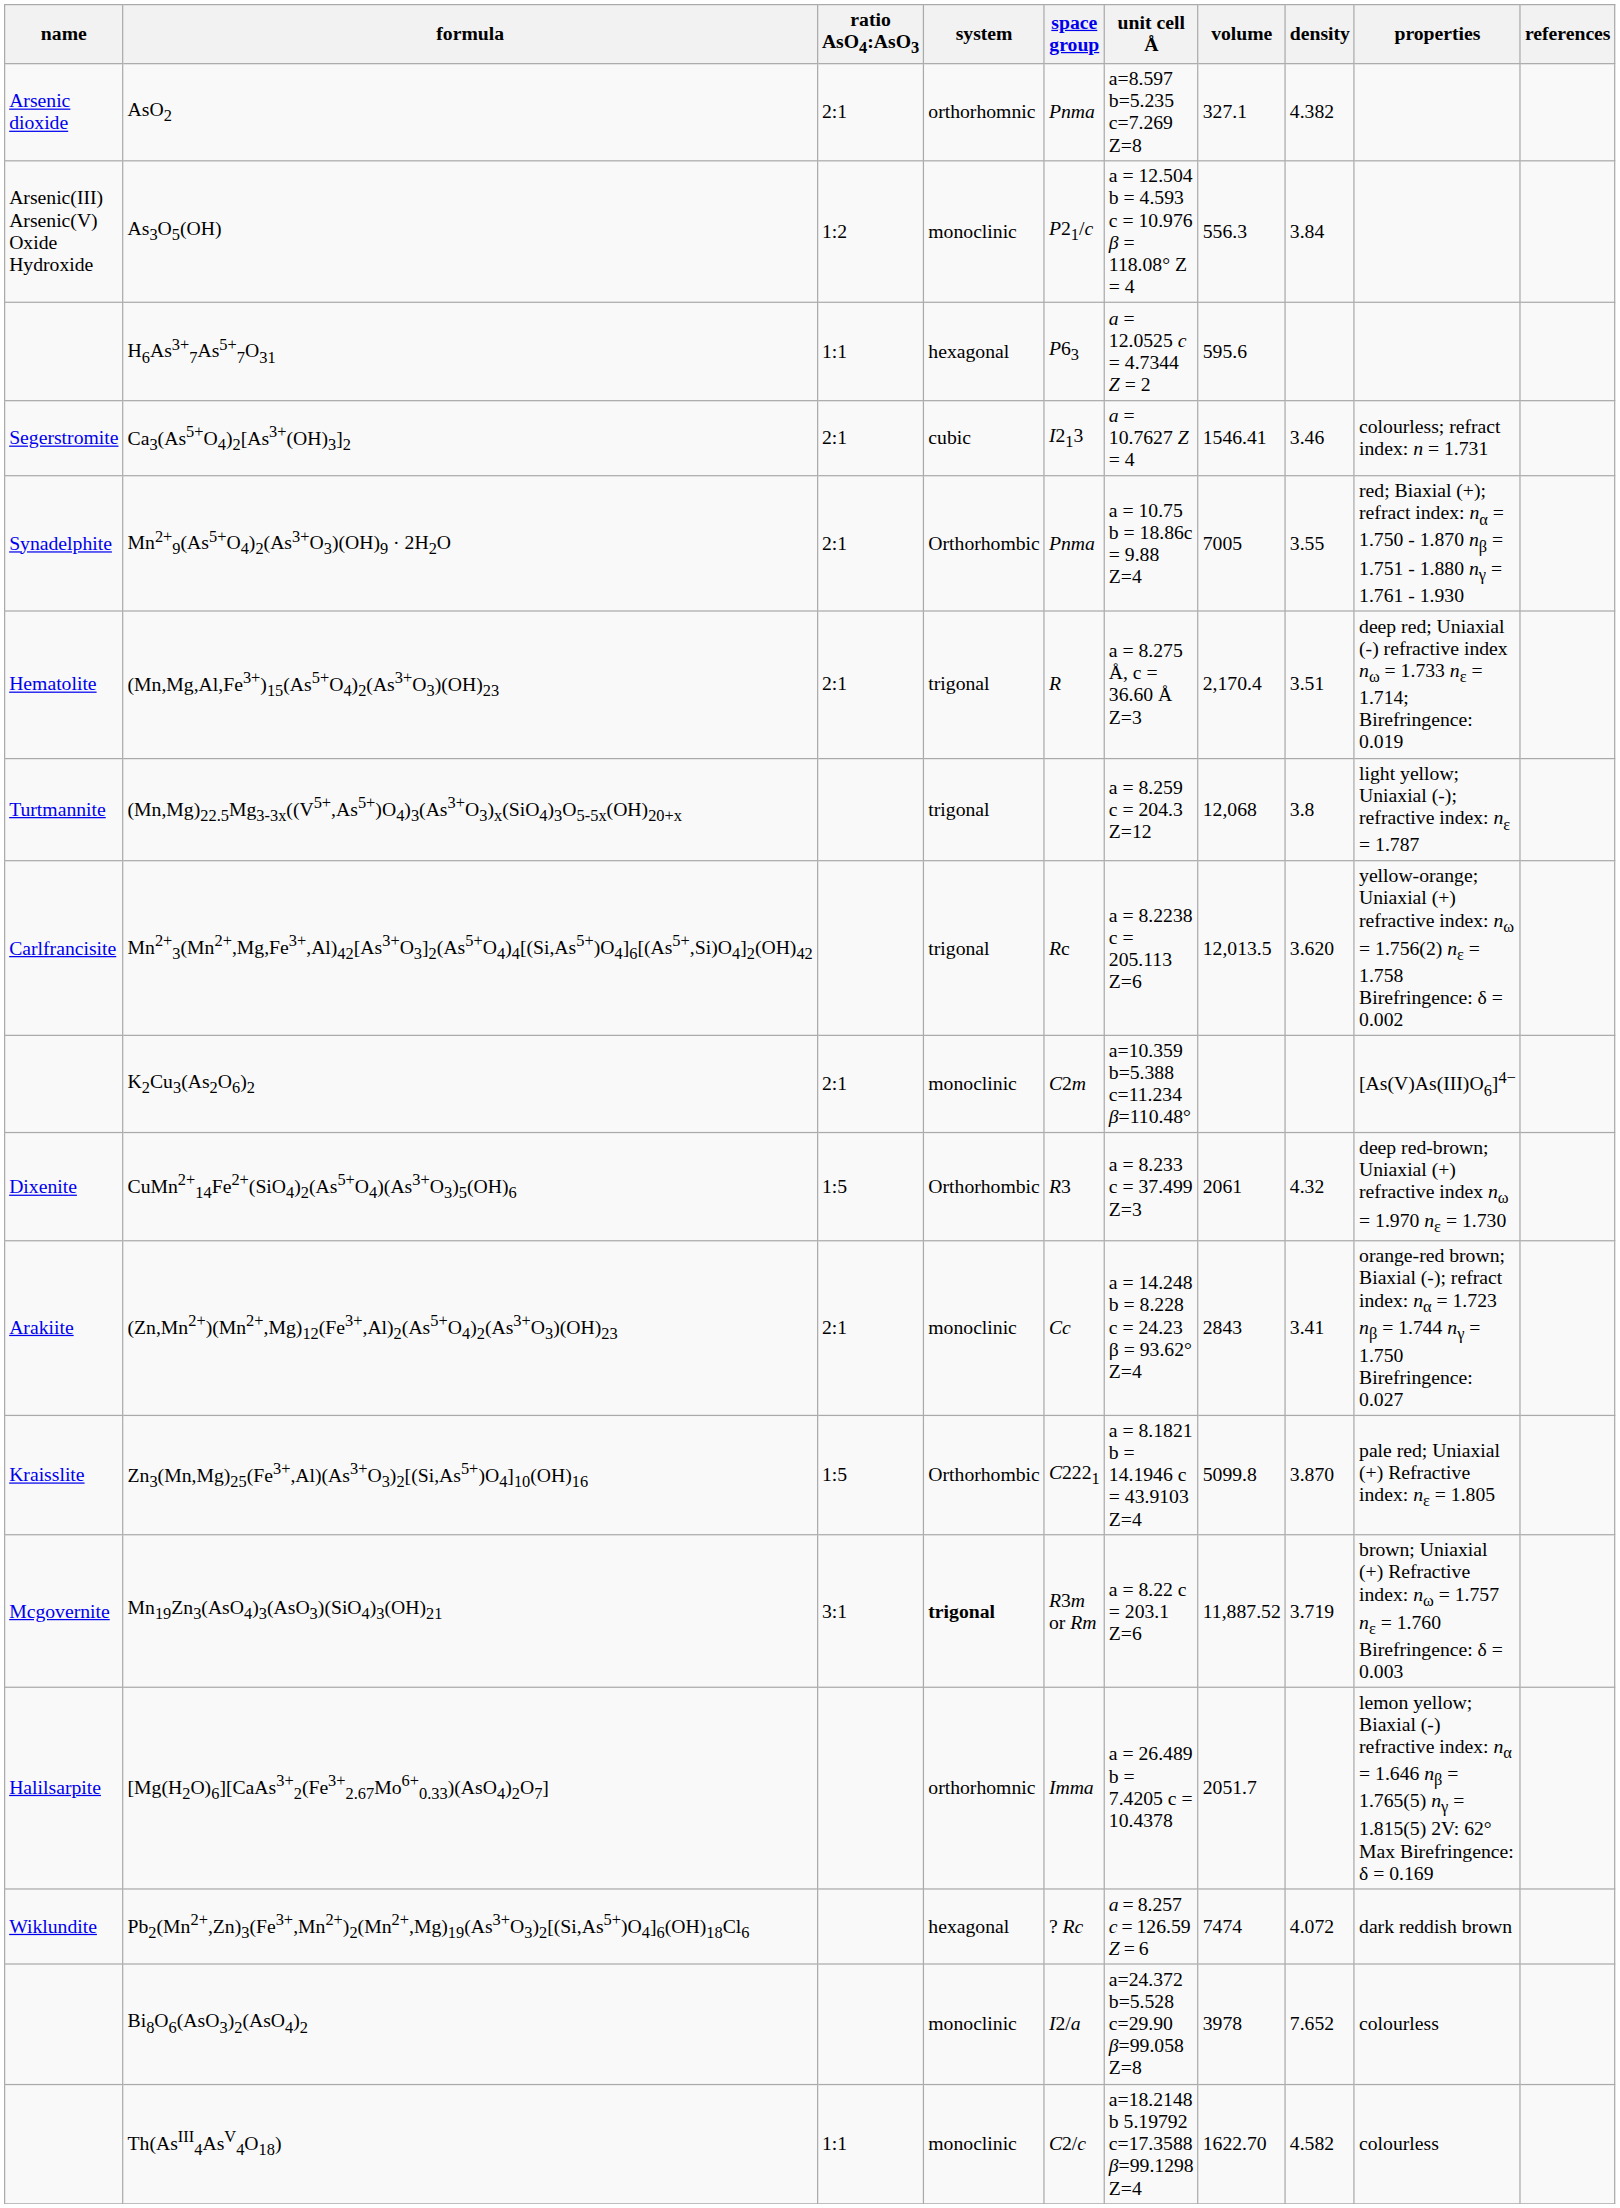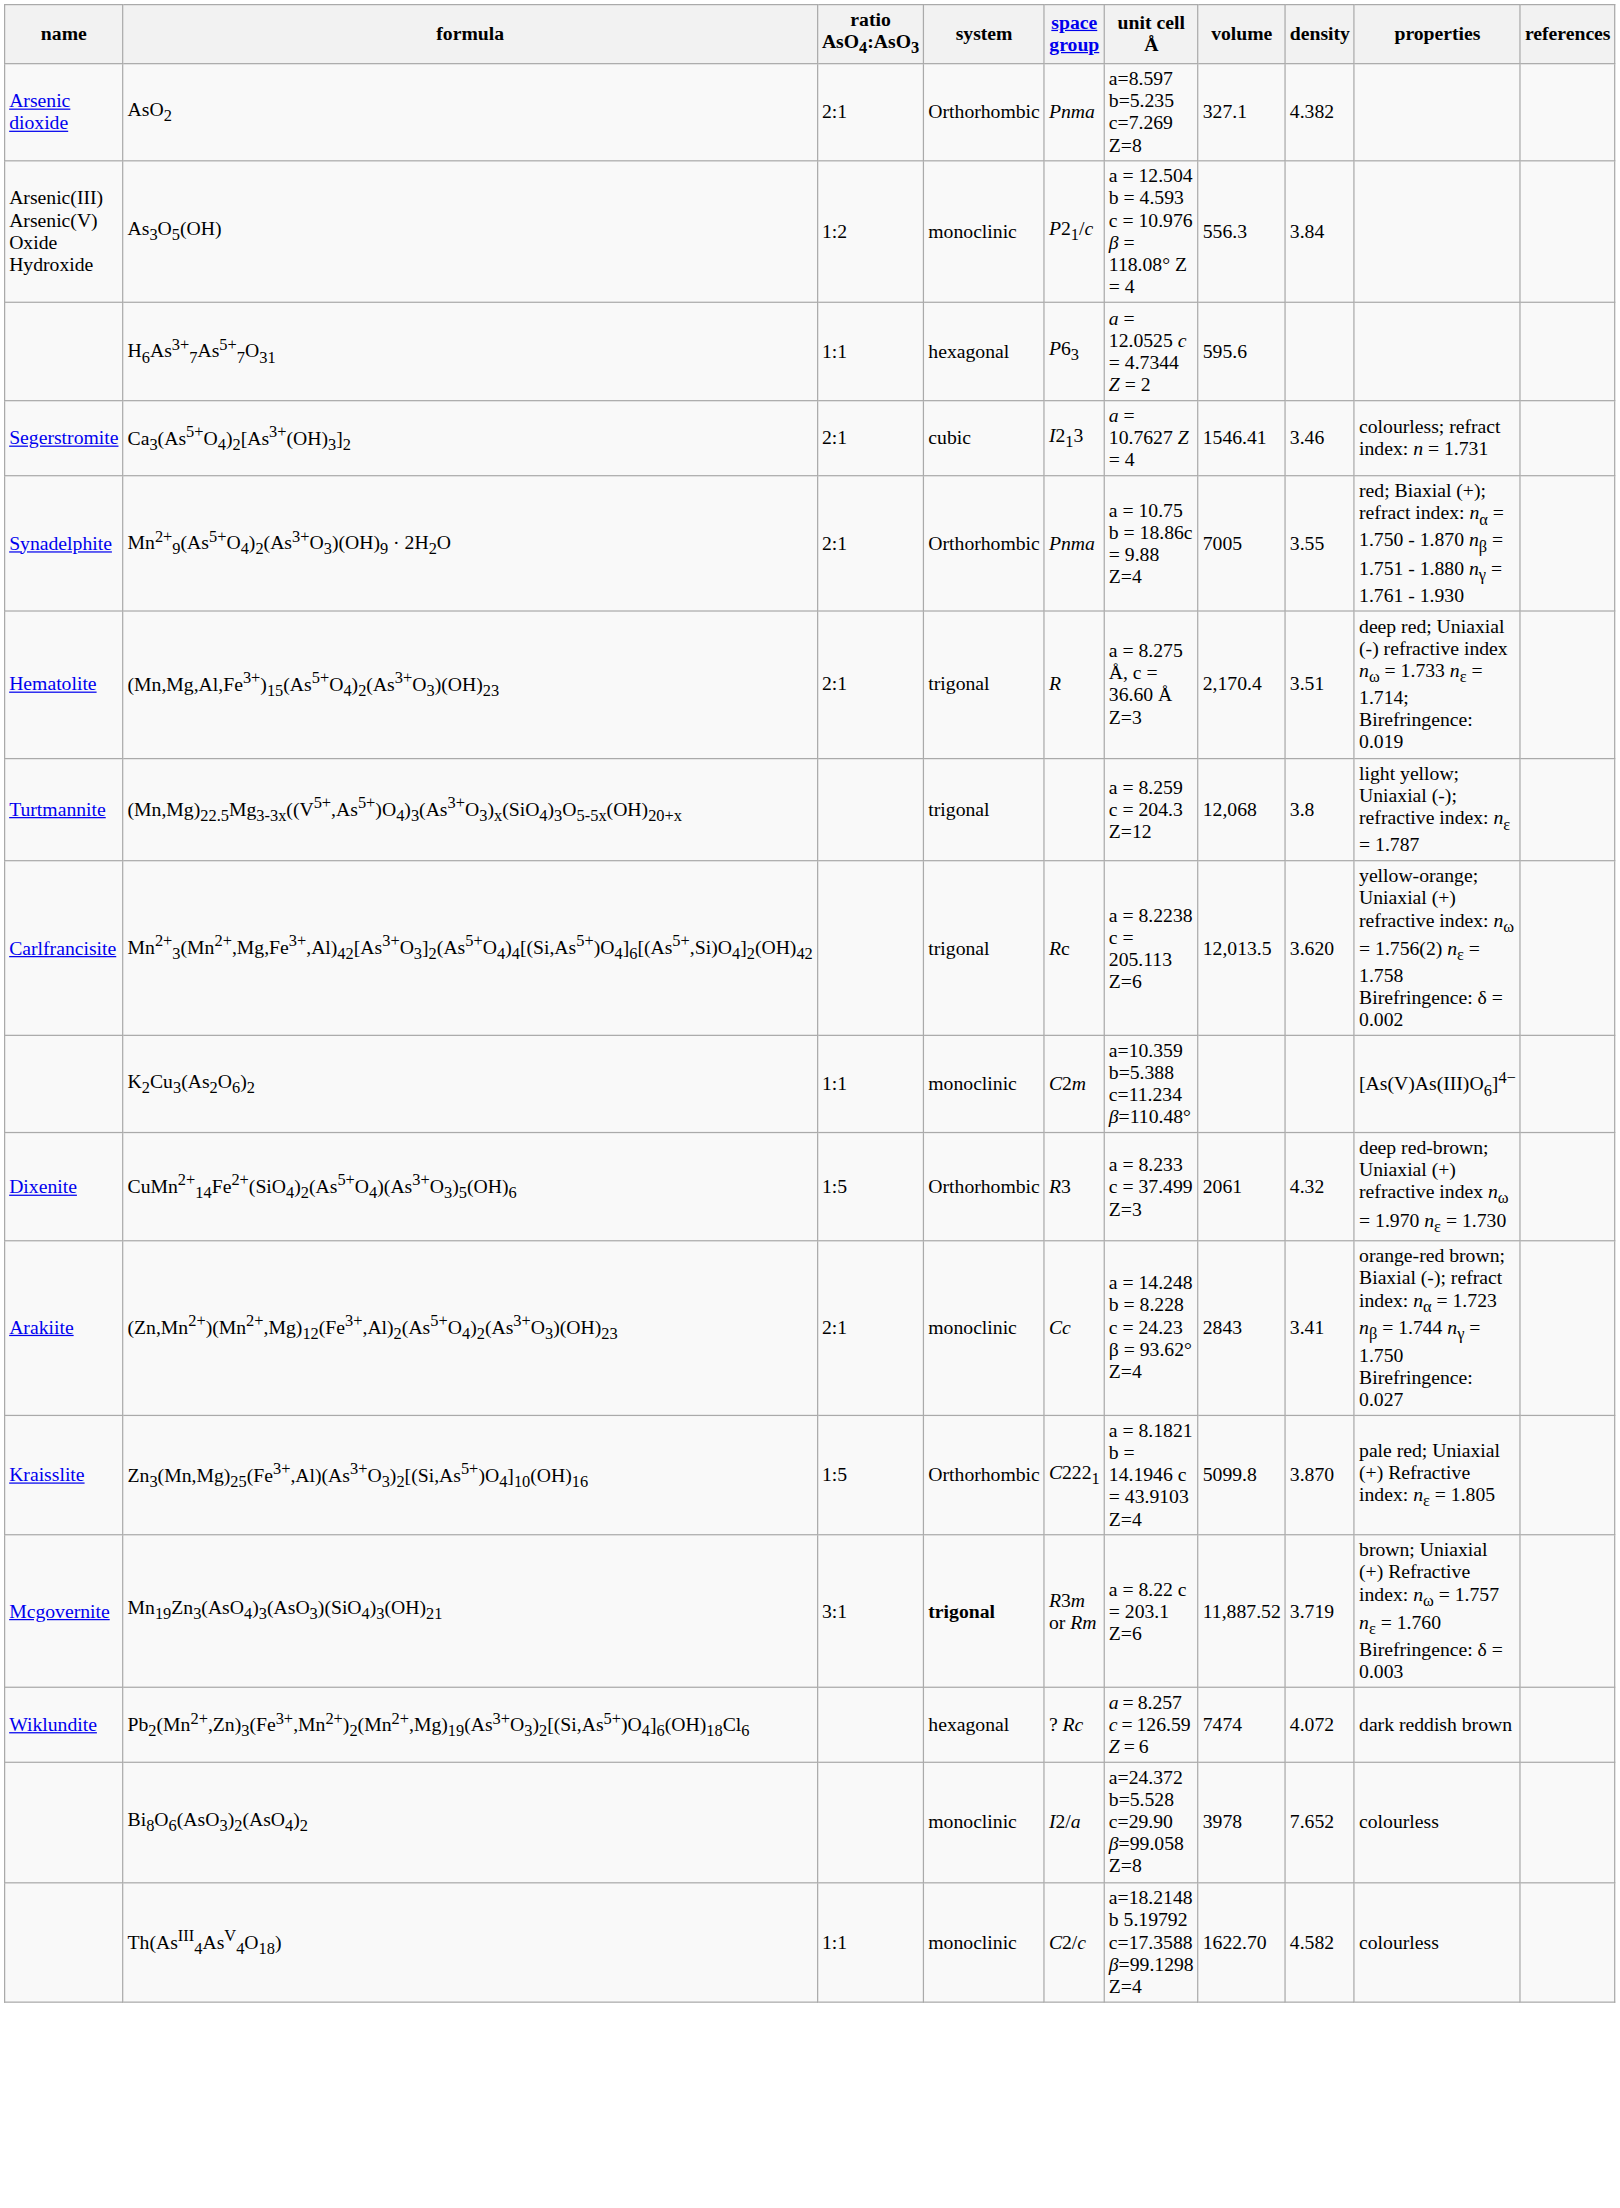(982, 111) orthorhomnic -> (984, 111) Orthorhombic
(834, 1083) 2:1 -> (834, 1083) 1:1
- row: (338, 1787)
